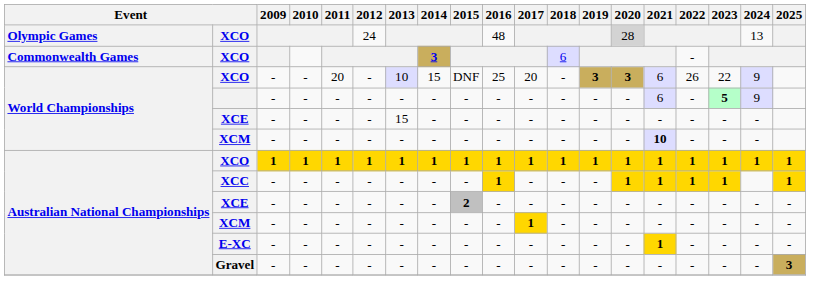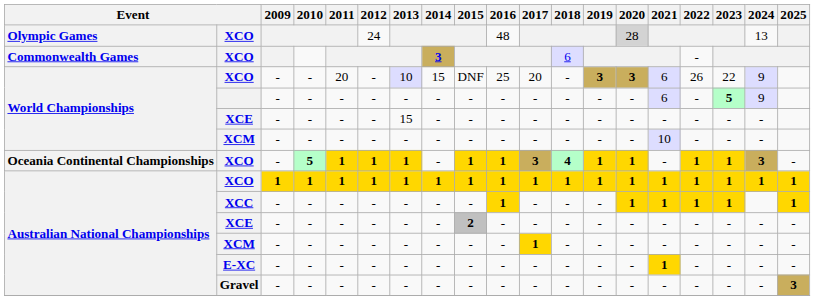(660, 139) bold -> (664, 139) normal
+ row: (111, 160)
